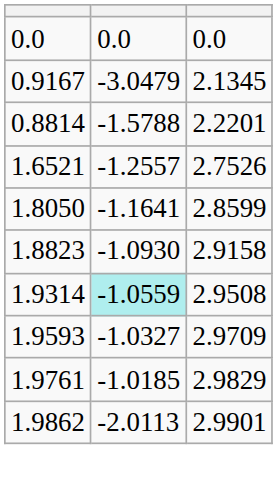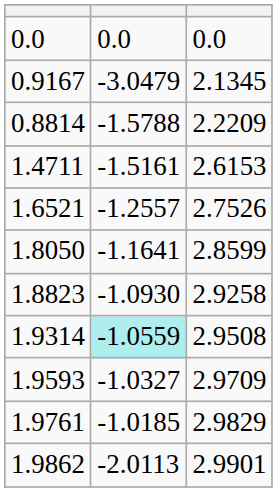(230, 123) 2.2201 -> (230, 123) 2.2209
+ row: (47, 166)
(230, 251) 2.9158 -> (230, 293) 2.9258
